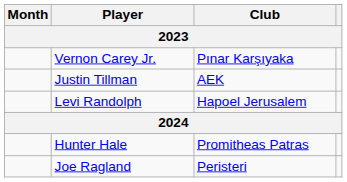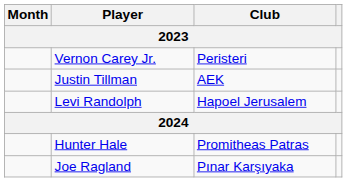(245, 58) Pınar Karşıyaka -> (222, 58) Peristeri
(222, 166) Peristeri -> (245, 166) Pınar Karşıyaka
